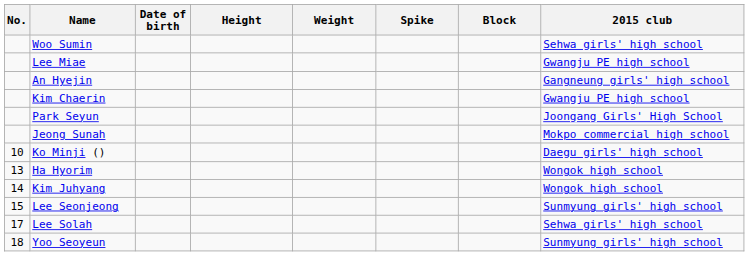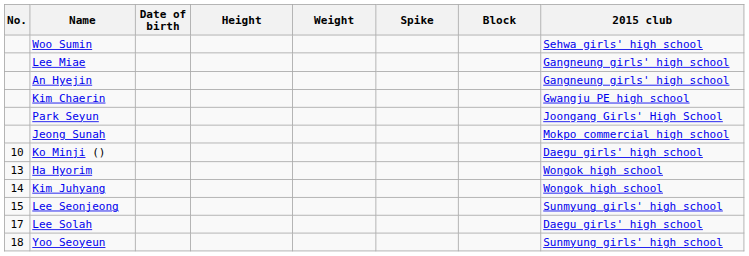(616, 62) Gwangju PE high school -> (636, 62) Gangneung girls' high school
(623, 224) Sehwa girls' high school -> (623, 224) Daegu girls' high school
